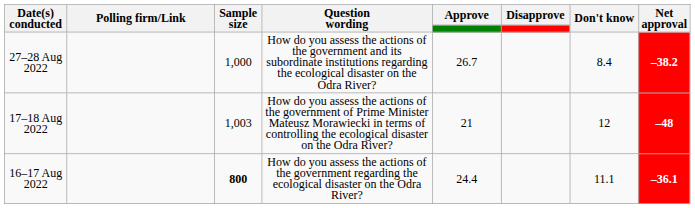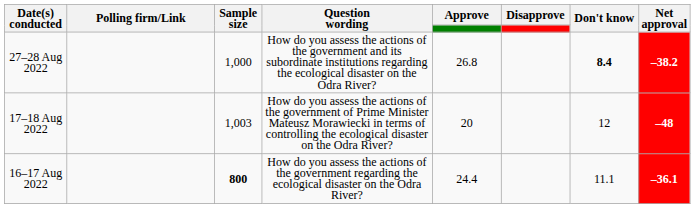(467, 62) 26.7 -> (467, 62) 26.8
(604, 62) normal -> (604, 62) bold
(467, 123) 21 -> (467, 123) 20
